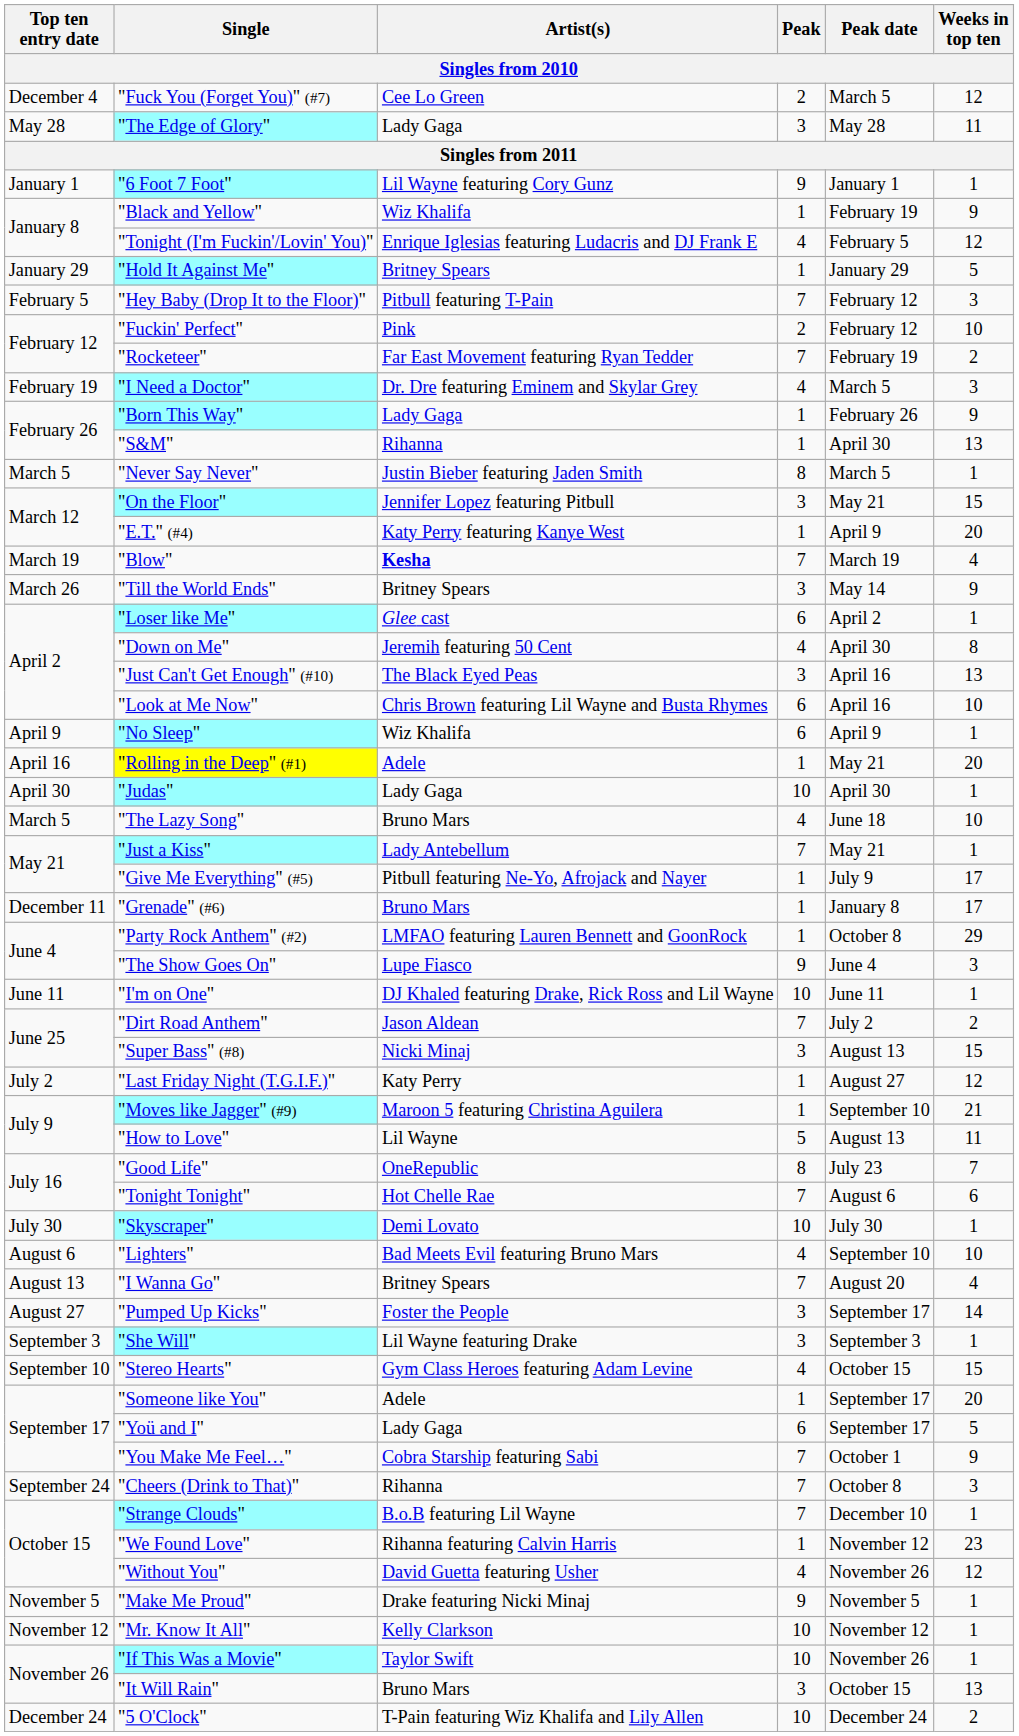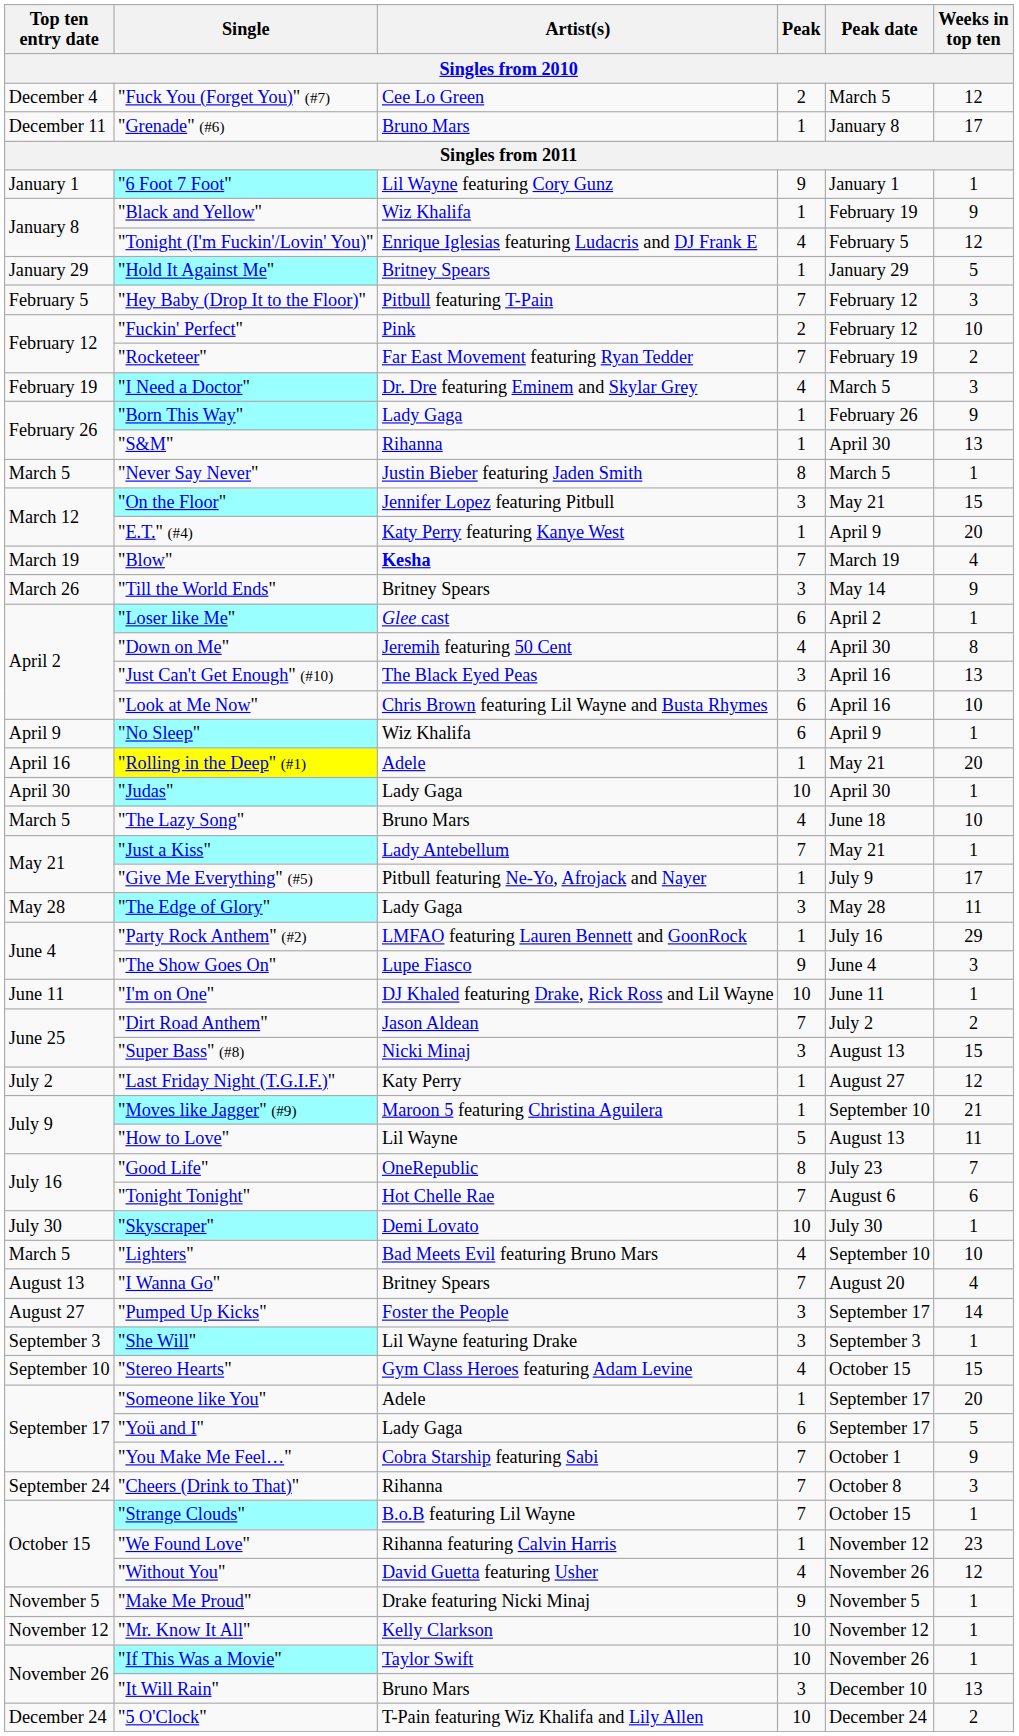rows swapped: (171, 907) <-> (194, 126)
(865, 936) October 8 -> (856, 936) July 16
(42, 1254) August 6 -> (39, 1254) March 5
(878, 1514) December 10 -> (870, 1514) October 15
(870, 1688) October 15 -> (878, 1688) December 10
